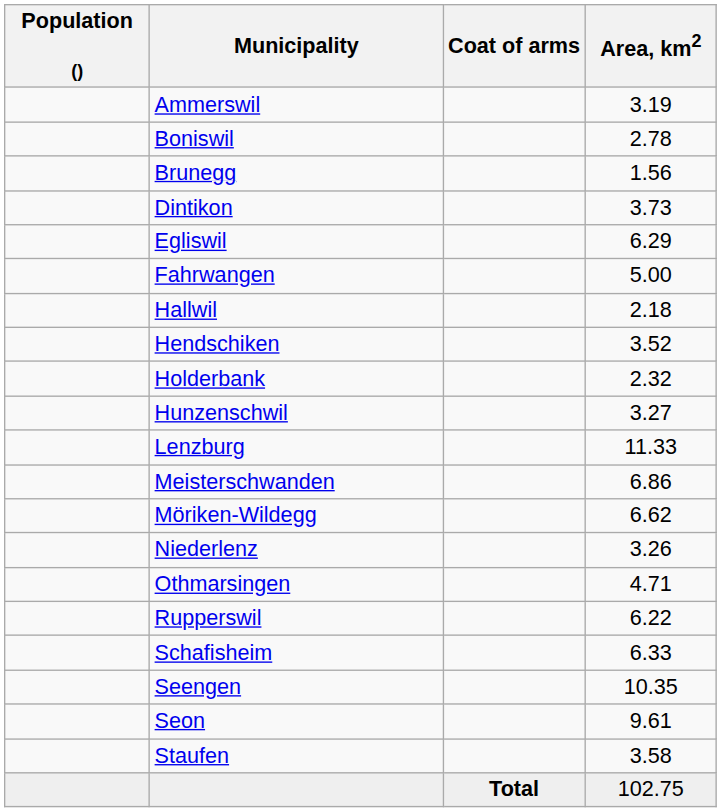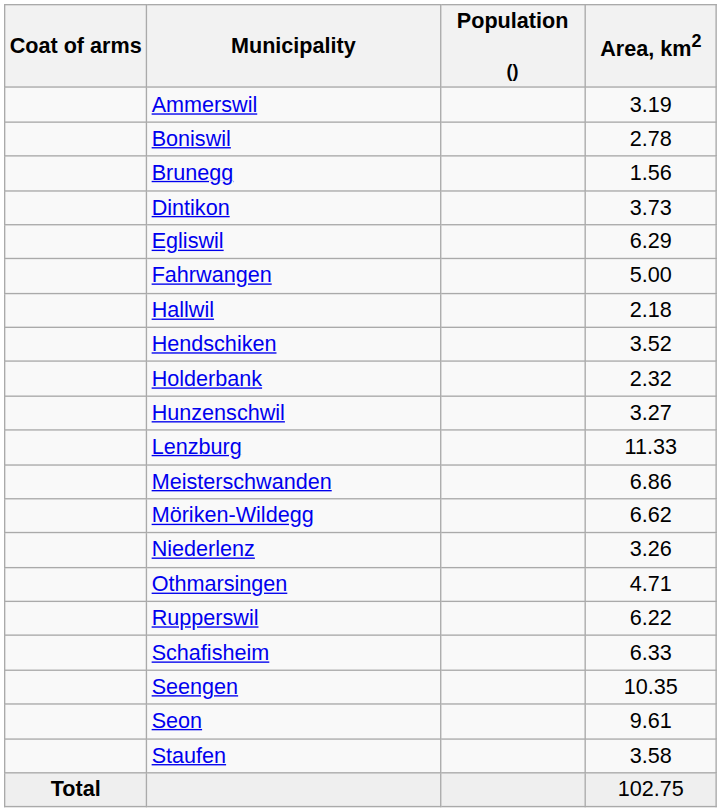columns swapped: (514, 45) <-> (77, 45)
